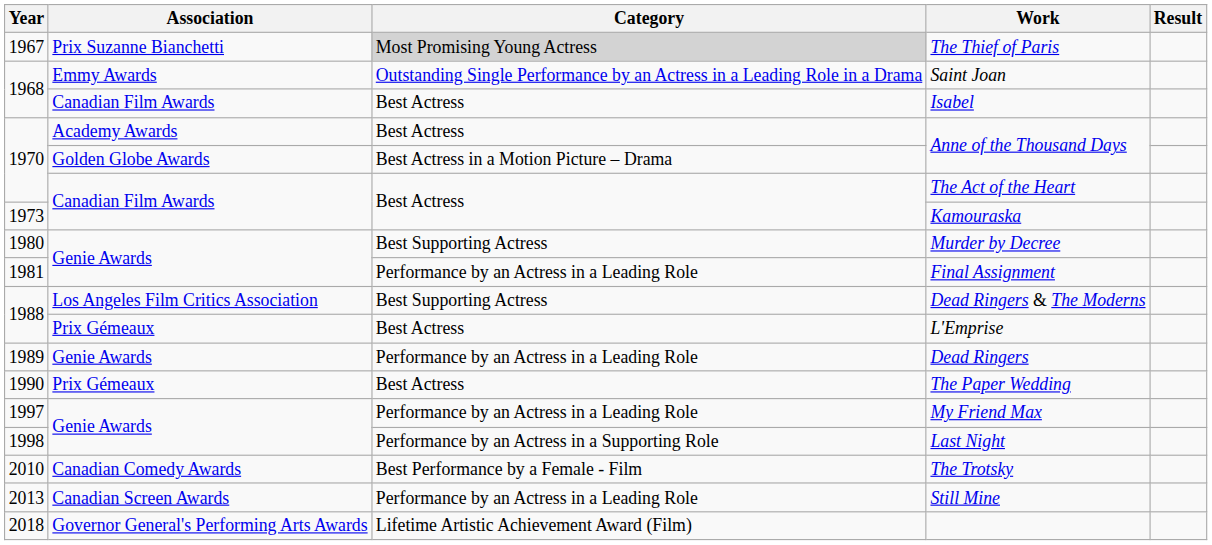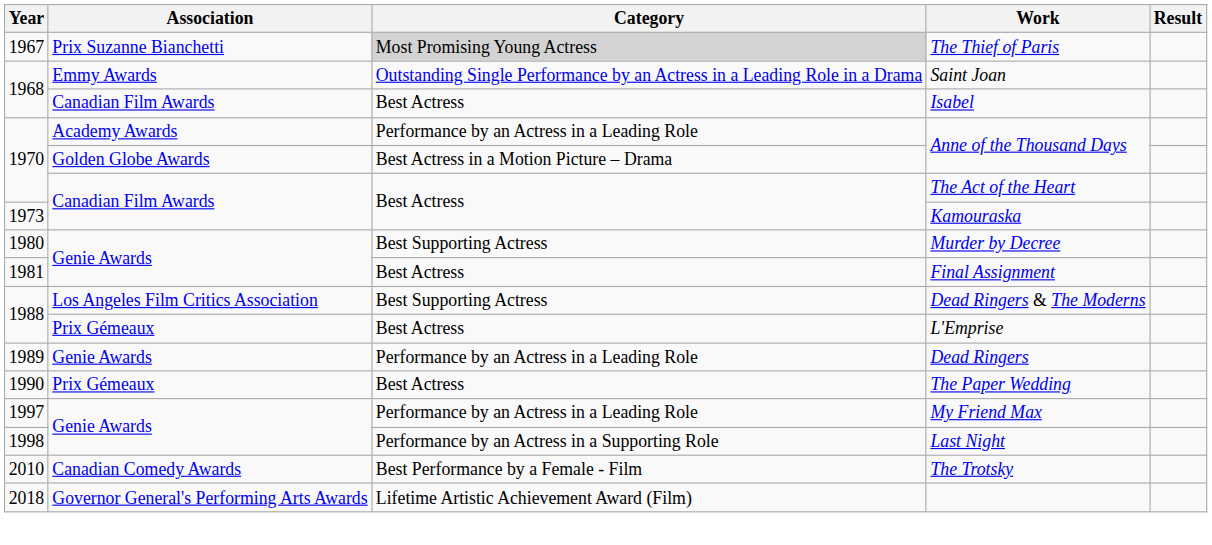(420, 131) Best Actress -> (537, 131) Performance by an Actress in a Leading Role
(537, 272) Performance by an Actress in a Leading Role -> (420, 272) Best Actress
- row: (141, 497)
